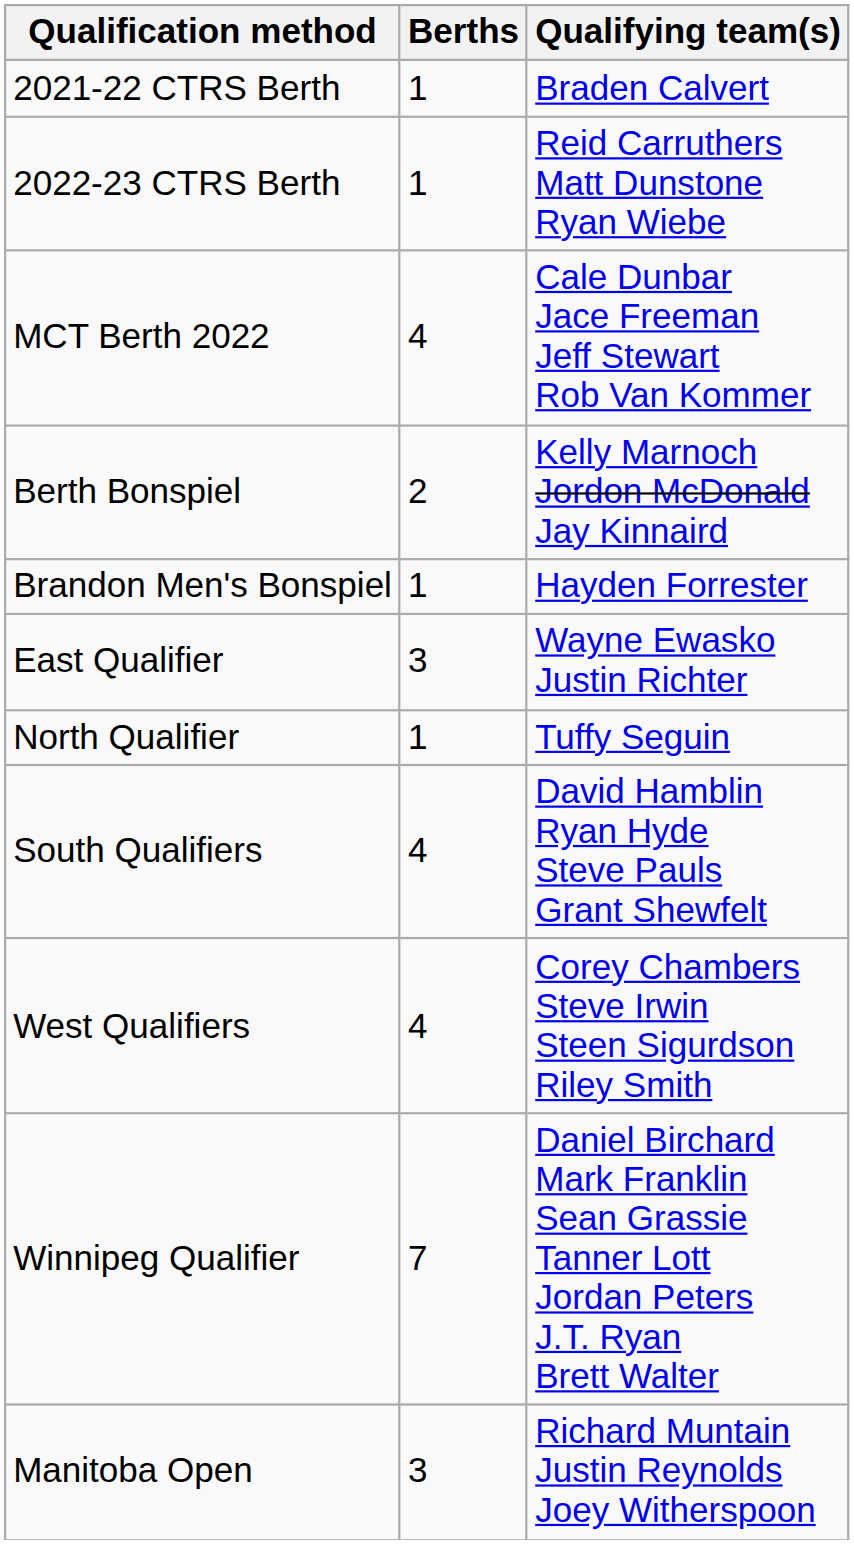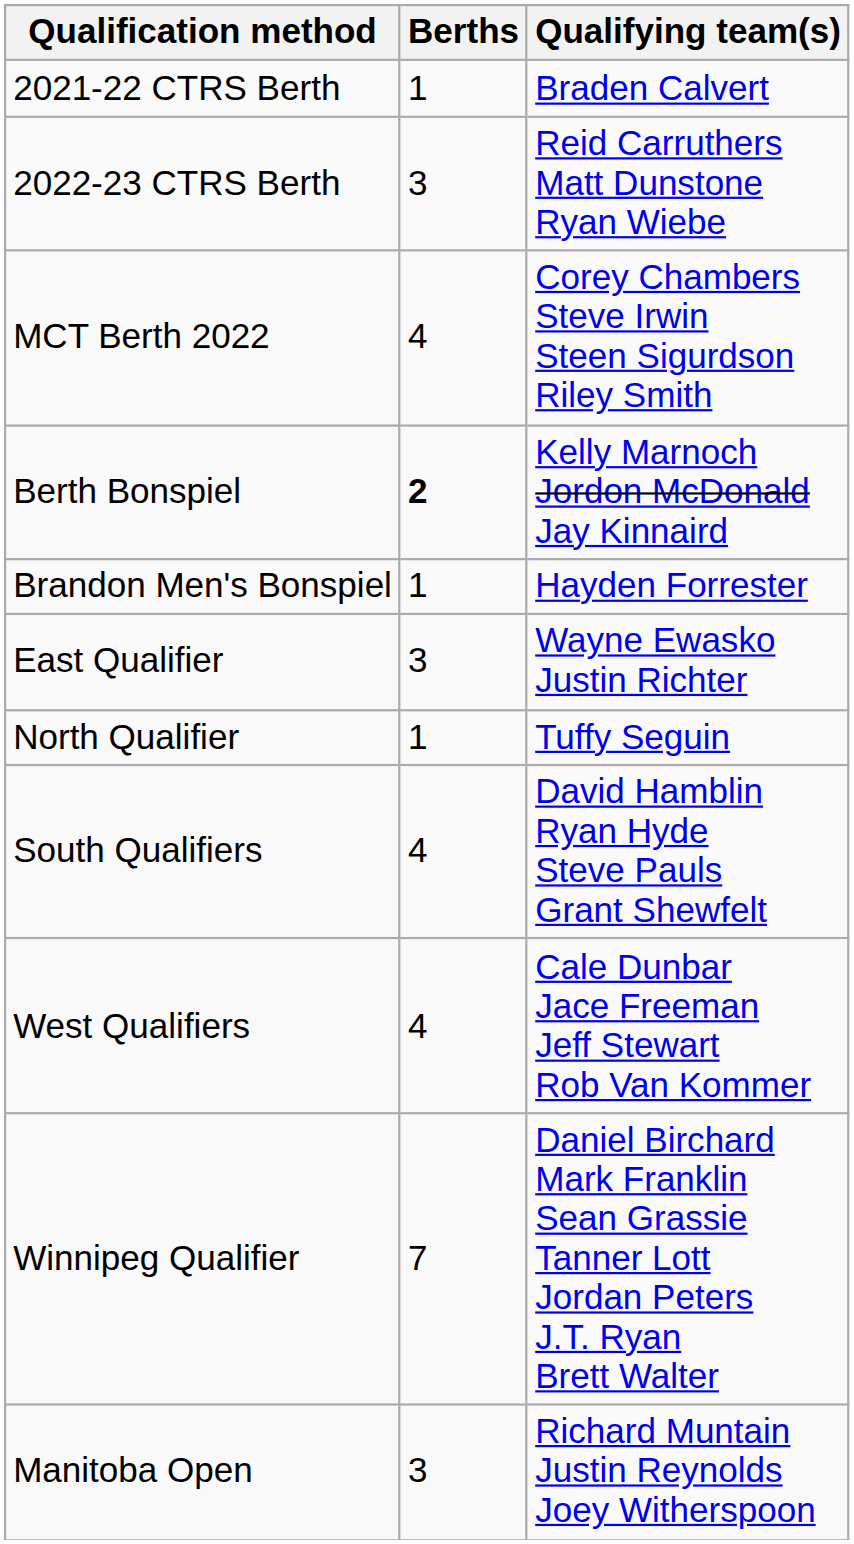(418, 182) 1 -> (418, 182) 3
(673, 336) Cale Dunbar Jace Freeman Jeff Stewart Rob Van Kommer -> (668, 336) Corey Chambers Steve Irwin Steen Sigurdson Riley Smith
(418, 491) normal -> (418, 491) bold
(668, 1025) Corey Chambers Steve Irwin Steen Sigurdson Riley Smith -> (673, 1025) Cale Dunbar Jace Freeman Jeff Stewart Rob Van Kommer
